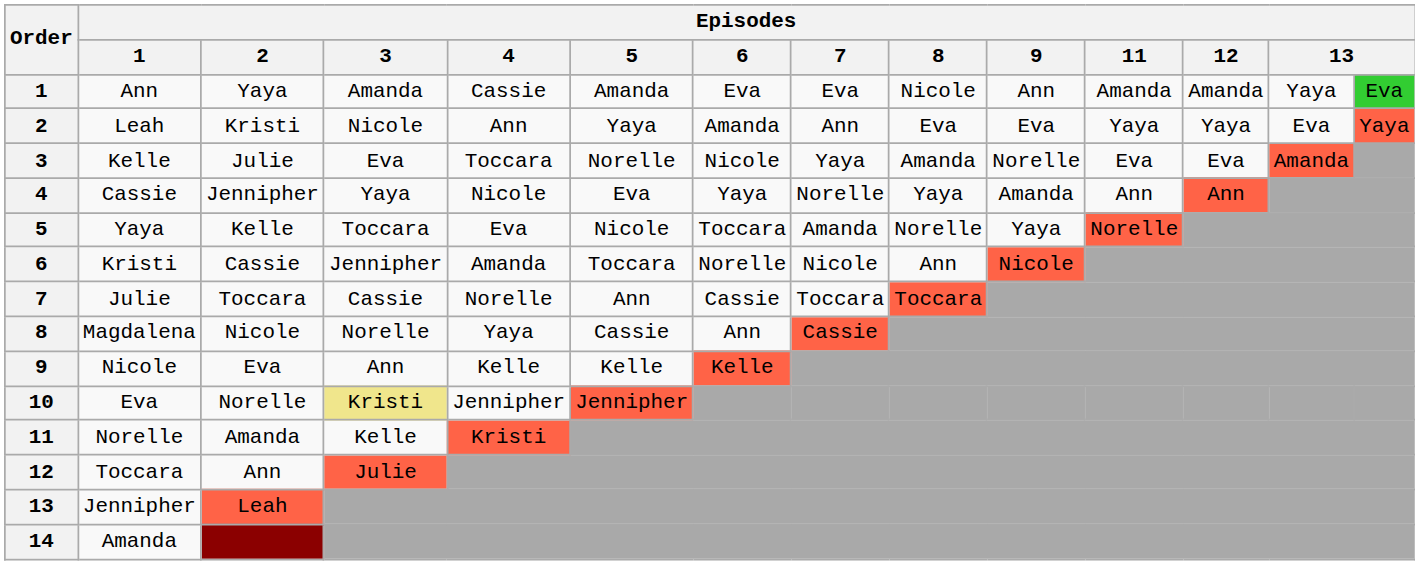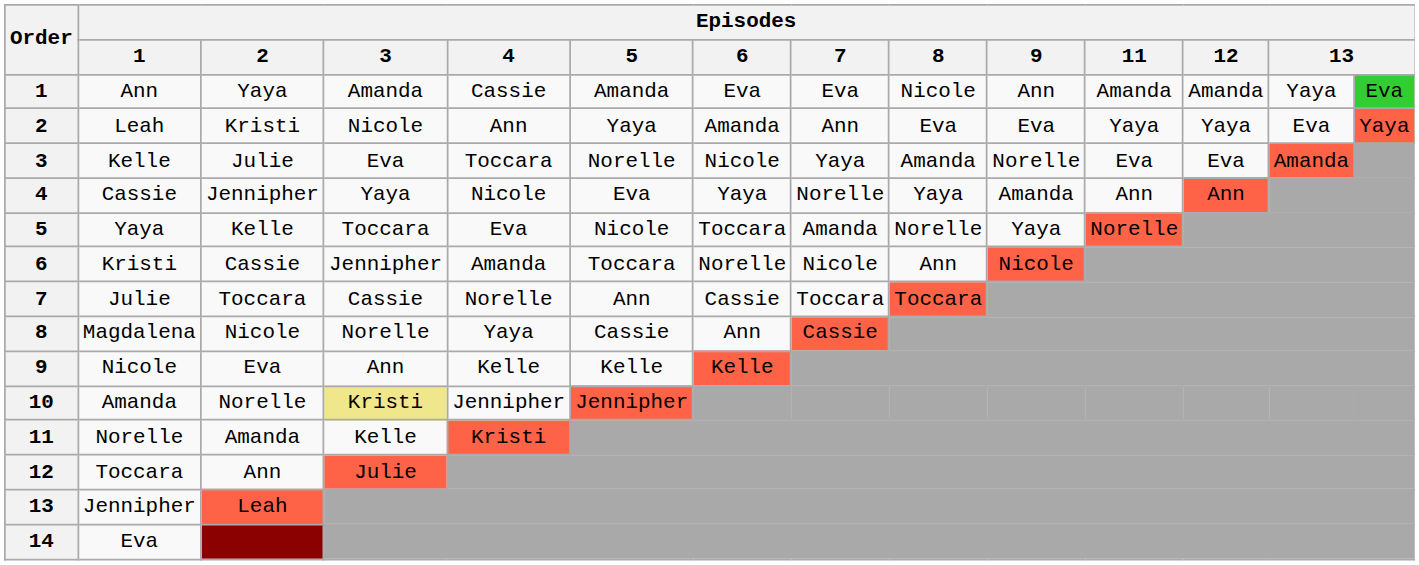(139, 403) Eva -> (139, 403) Amanda
(139, 541) Amanda -> (139, 541) Eva
